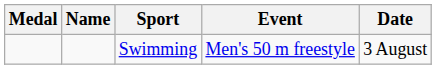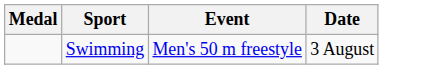- column: (88, 19)
